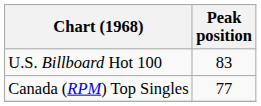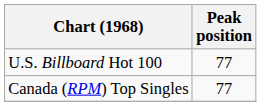(224, 62) 83 -> (224, 62) 77
